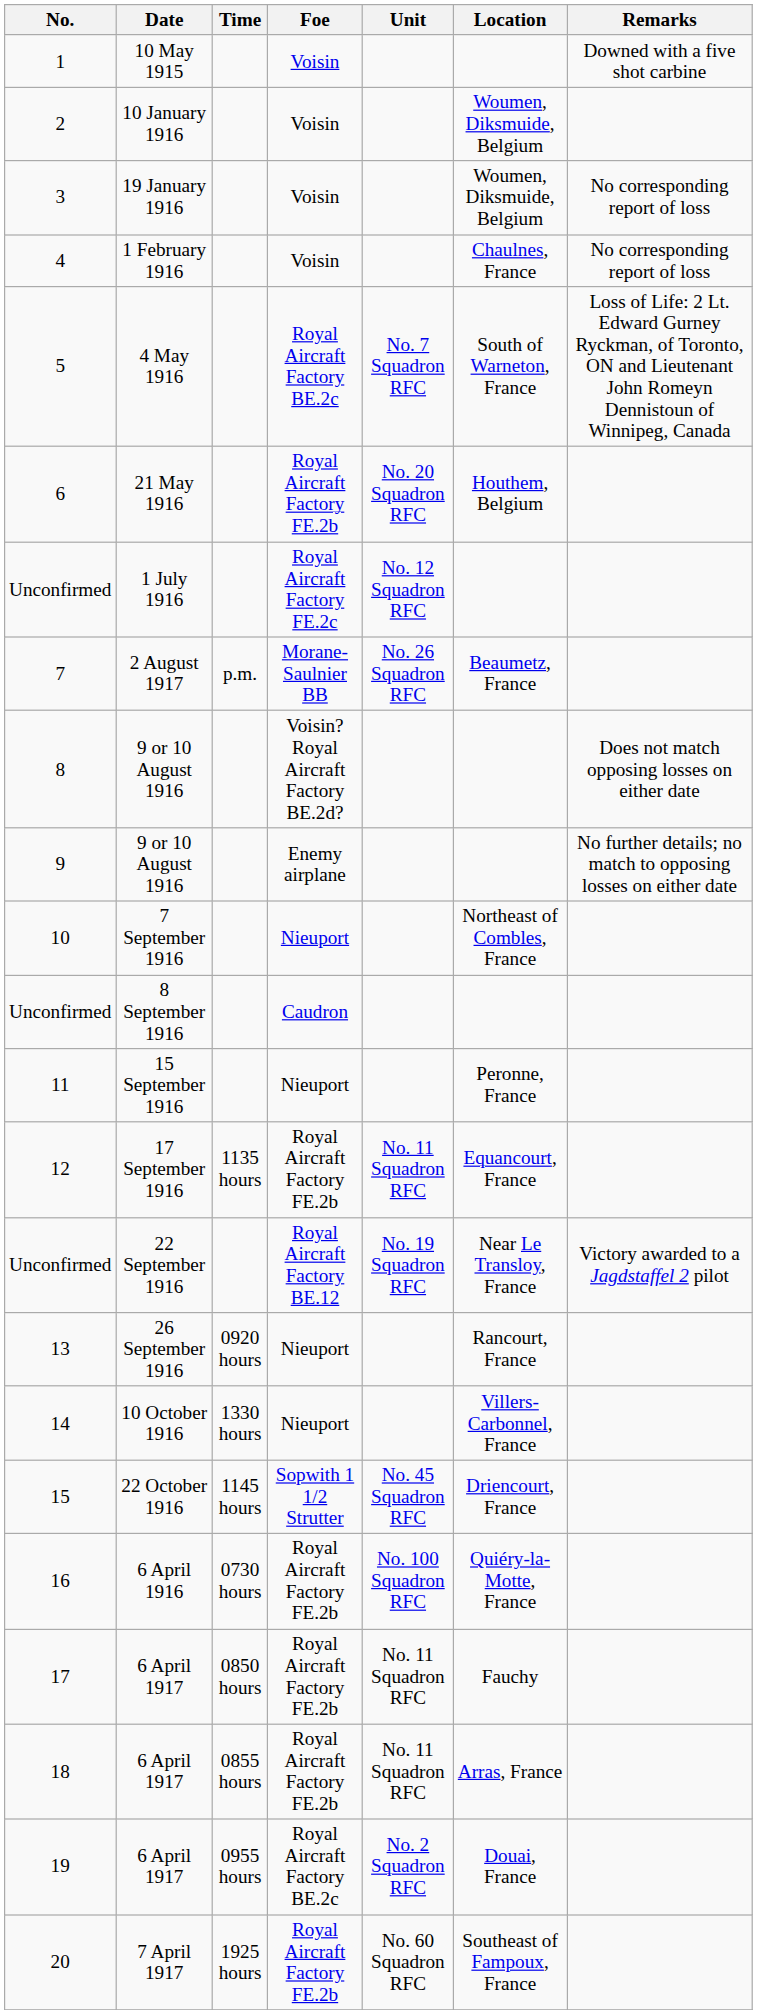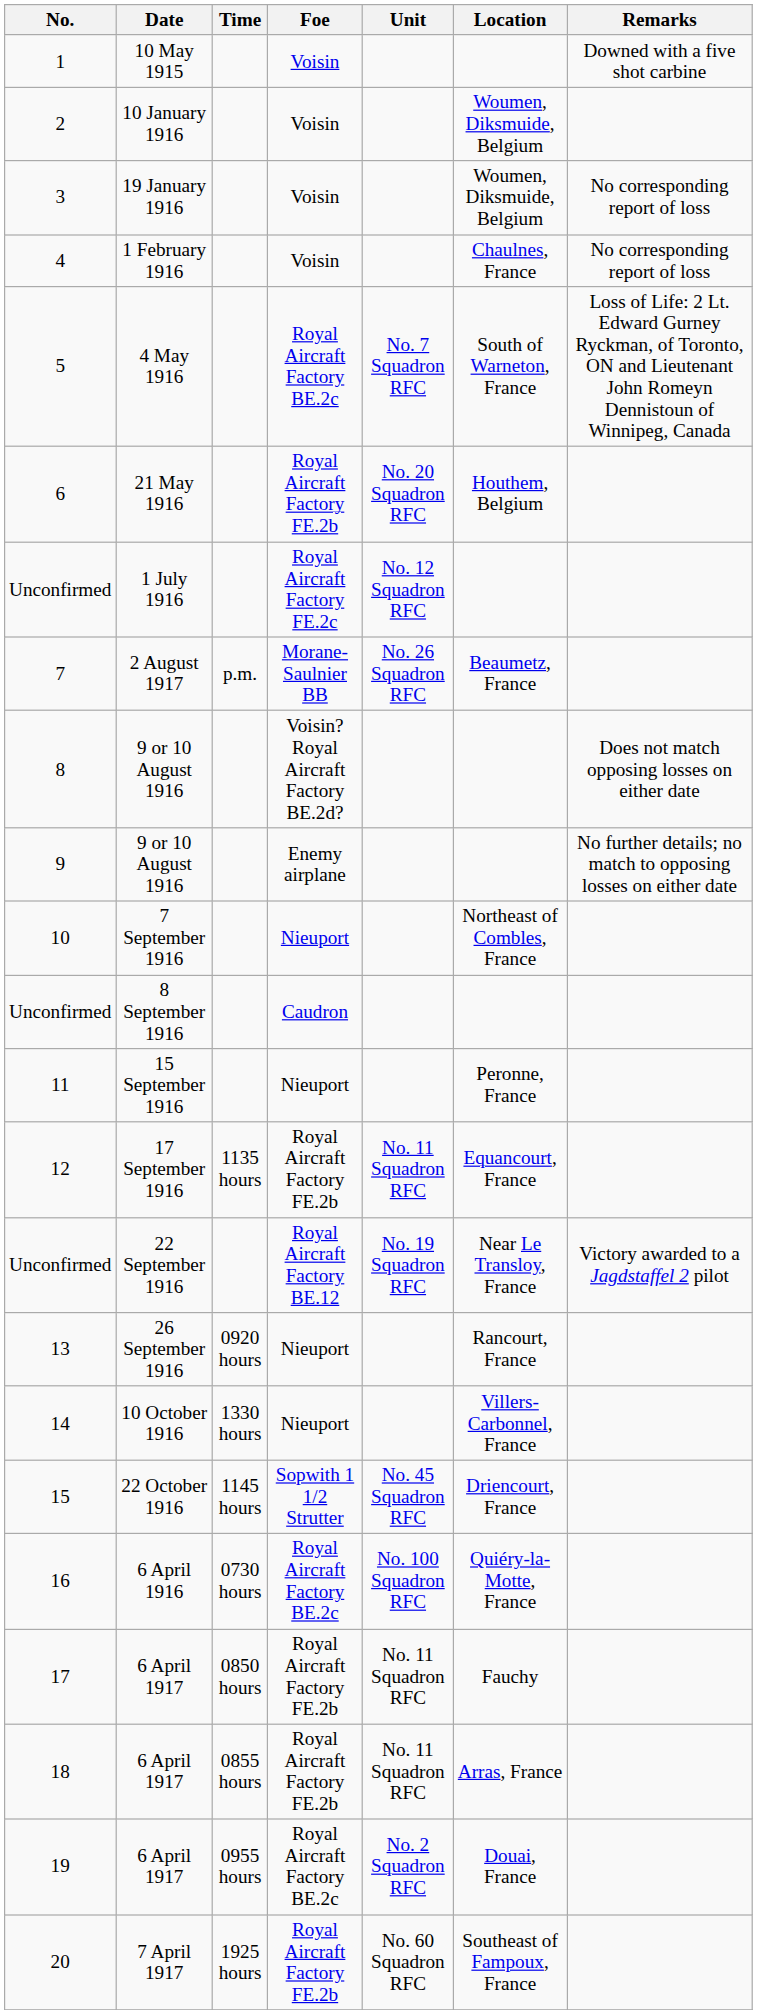(315, 1581) Royal Aircraft Factory FE.2b -> (315, 1581) Royal Aircraft Factory BE.2c
